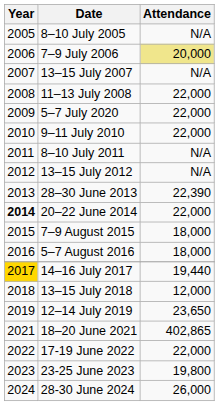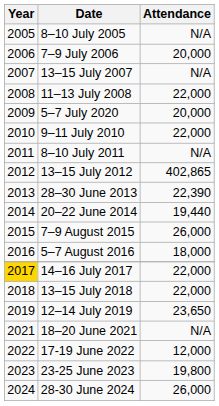(192, 53) khaki background -> (192, 53) no background
(192, 113) 22,000 -> (192, 113) 20,000
(201, 172) N/A -> (188, 172) 402,865
(21, 212) bold -> (21, 212) normal
(192, 212) 22,000 -> (192, 212) 19,440
(192, 232) 18,000 -> (192, 232) 26,000
(192, 271) 19,440 -> (192, 271) 22,000
(192, 291) 12,000 -> (192, 291) 22,000
(188, 331) 402,865 -> (201, 331) N/A
(192, 350) 22,000 -> (192, 350) 12,000
